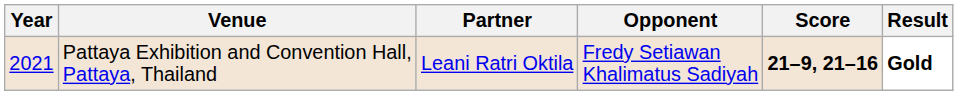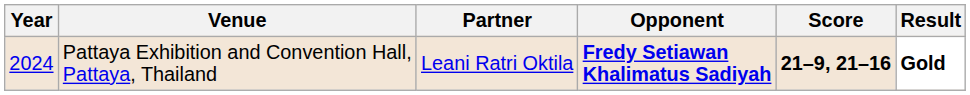(31, 63) 2021 -> (31, 63) 2024
(670, 63) normal -> (677, 63) bold
